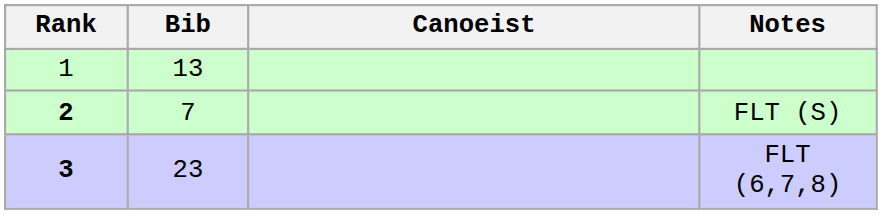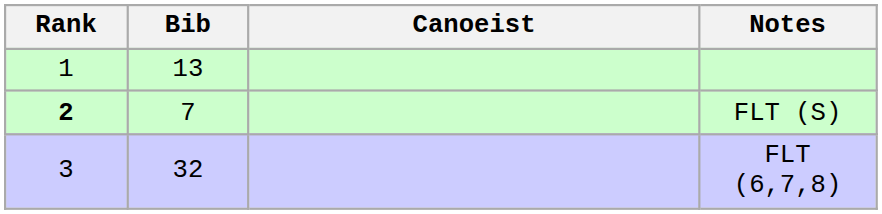(66, 171) bold -> (66, 171) normal
(188, 171) 23 -> (188, 171) 32
